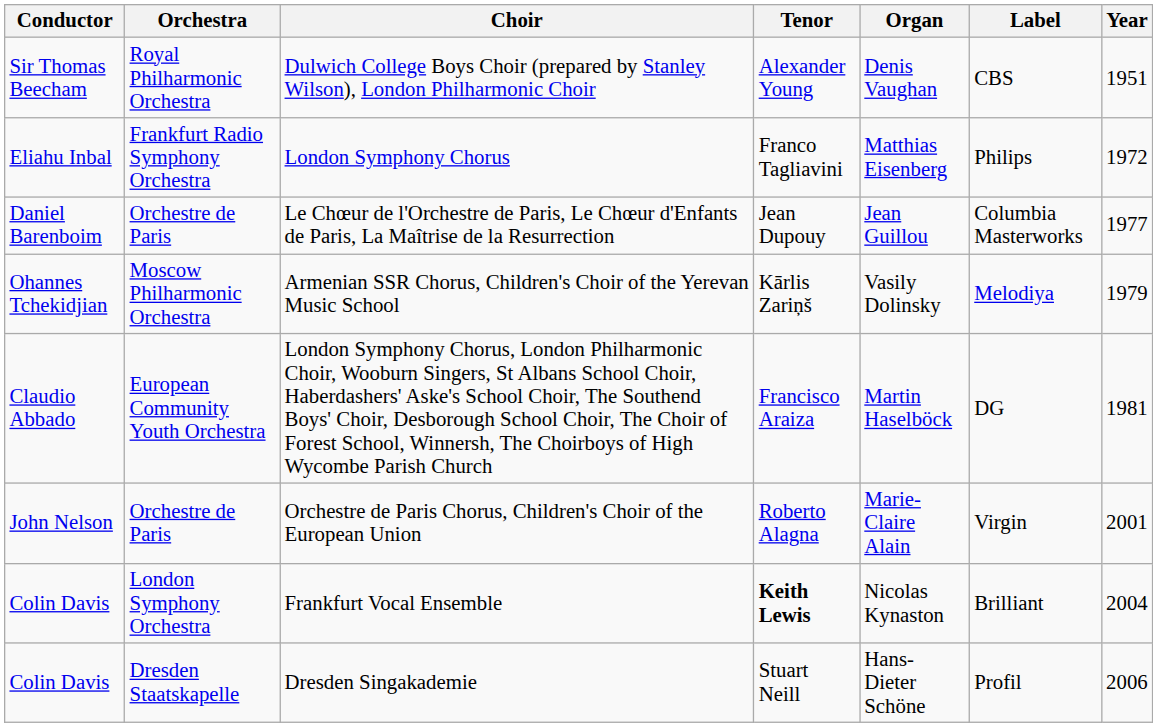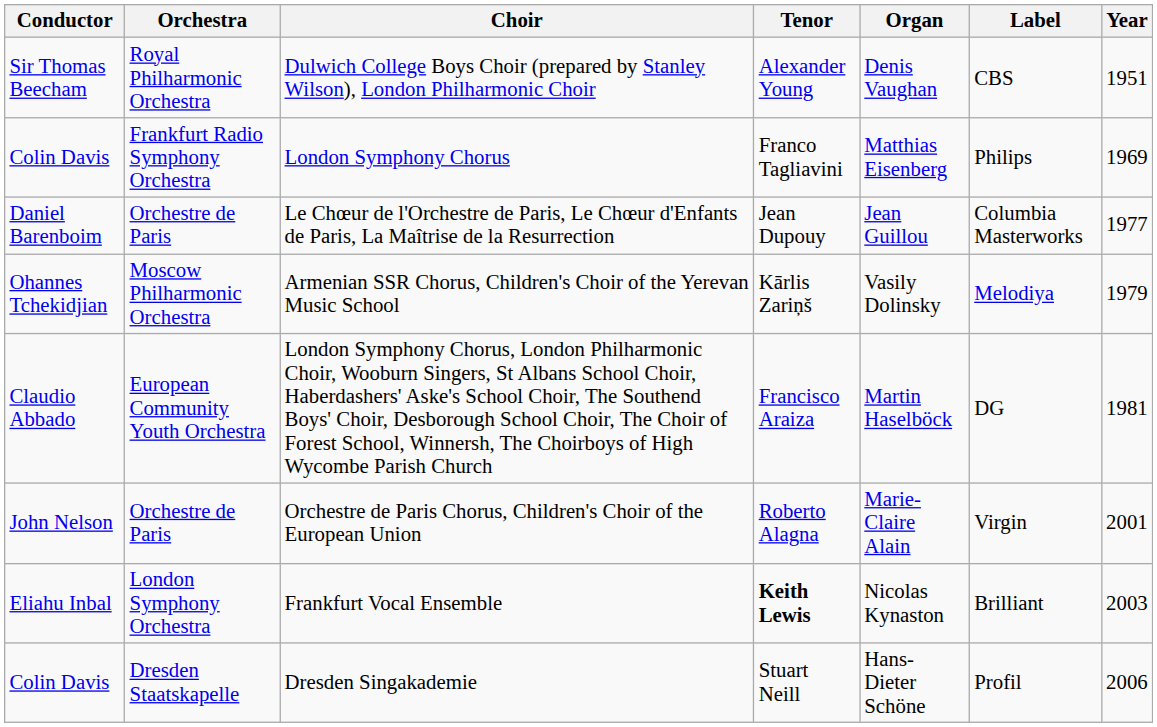(61, 157) Eliahu Inbal -> (59, 157) Colin Davis
(1127, 157) 1972 -> (1127, 157) 1969
(59, 602) Colin Davis -> (61, 602) Eliahu Inbal
(1127, 602) 2004 -> (1127, 602) 2003
